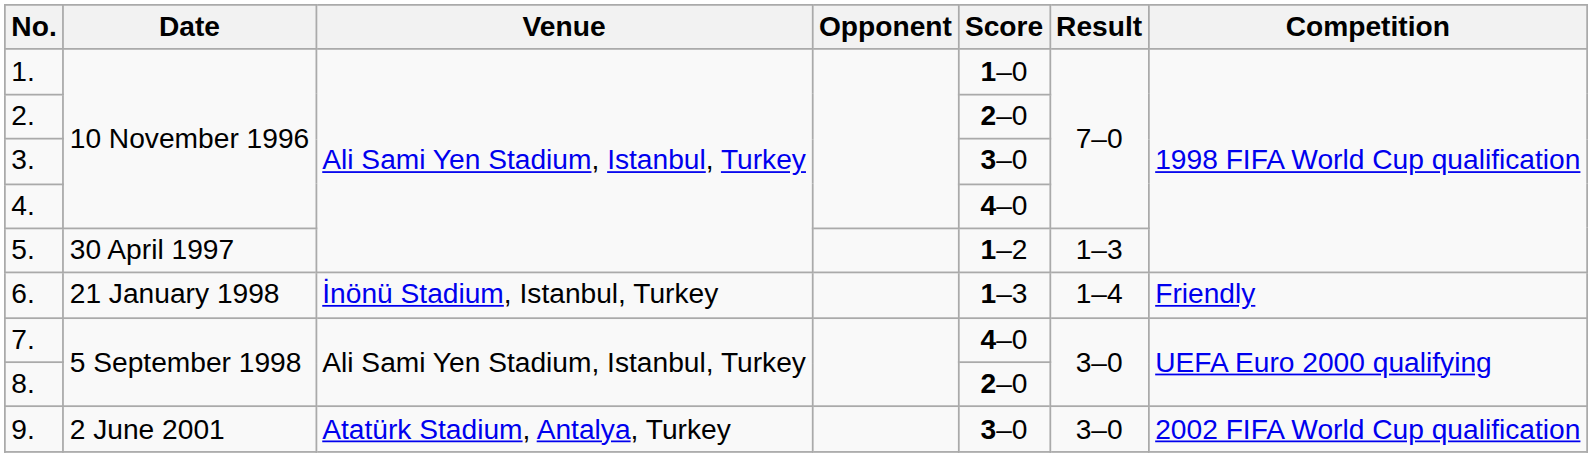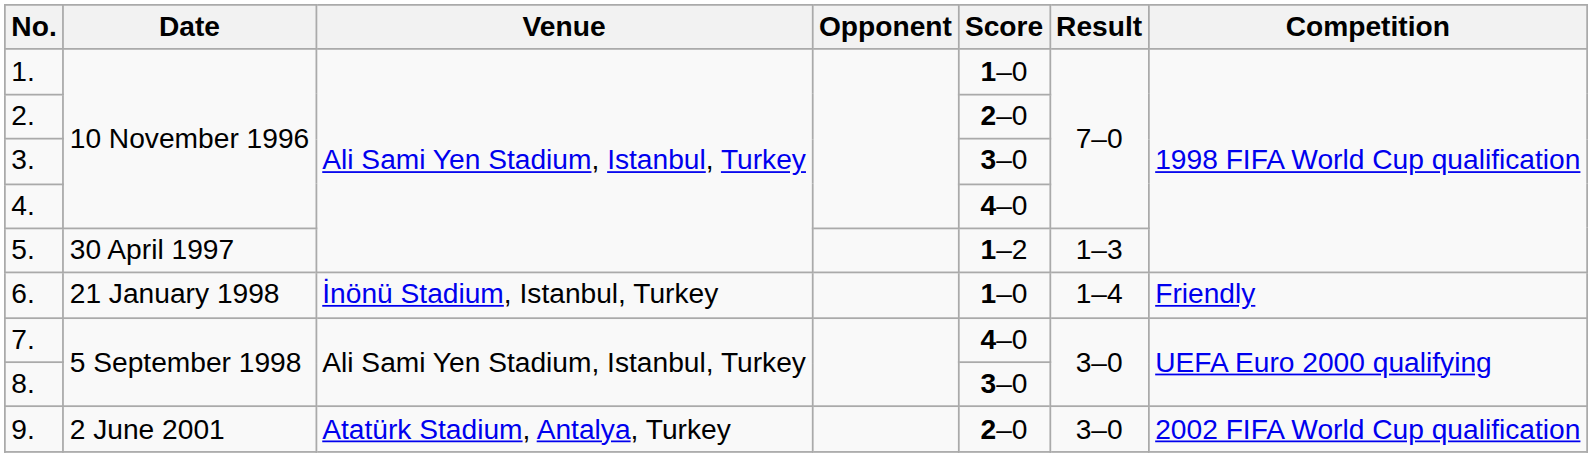(1004, 294) 1–3 -> (1004, 294) 1–0
(1004, 384) 2–0 -> (1004, 384) 3–0
(1004, 428) 3–0 -> (1004, 428) 2–0
